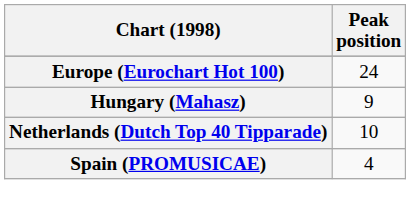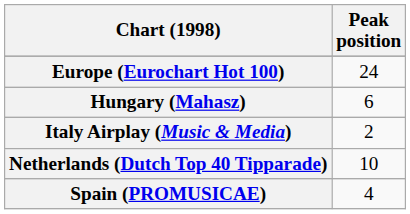(369, 102) 9 -> (369, 102) 6
+ row: (168, 132)
